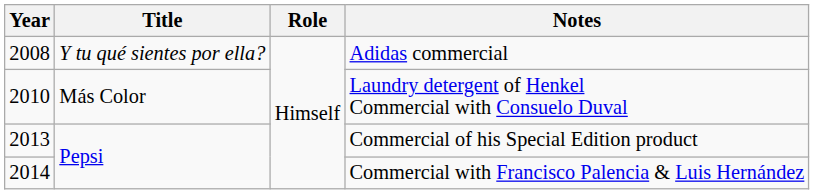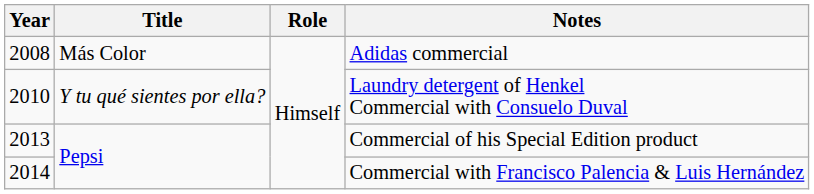(162, 52) Y tu qué sientes por ella? -> (103, 52) Más Color
(103, 96) Más Color -> (162, 96) Y tu qué sientes por ella?
